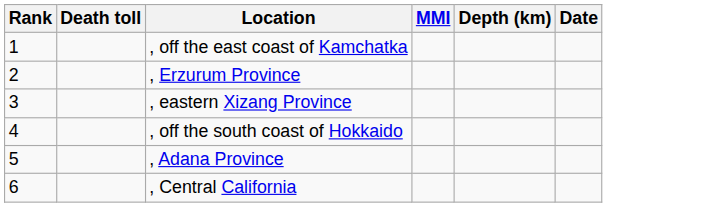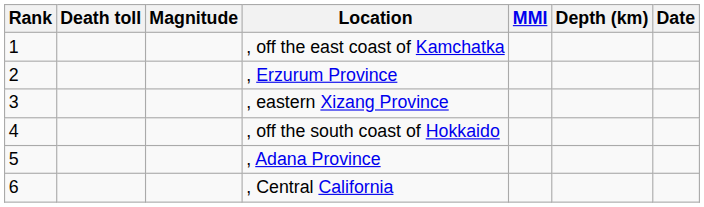+ column: (194, 18)
